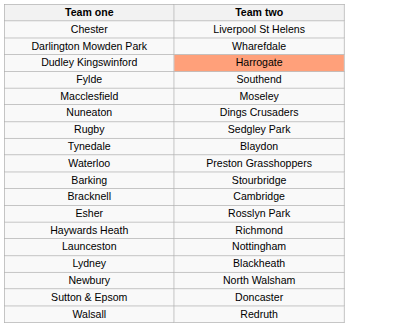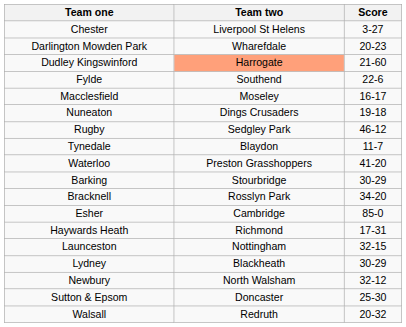+ column: (373, 12)
(259, 197) Cambridge -> (259, 197) Rosslyn Park
(259, 213) Rosslyn Park -> (259, 213) Cambridge
